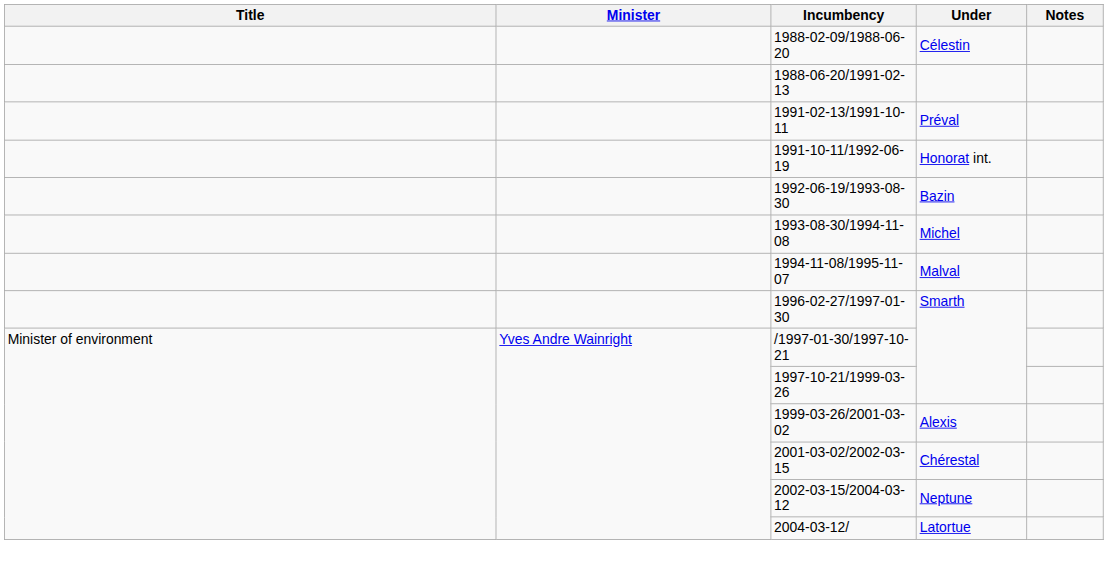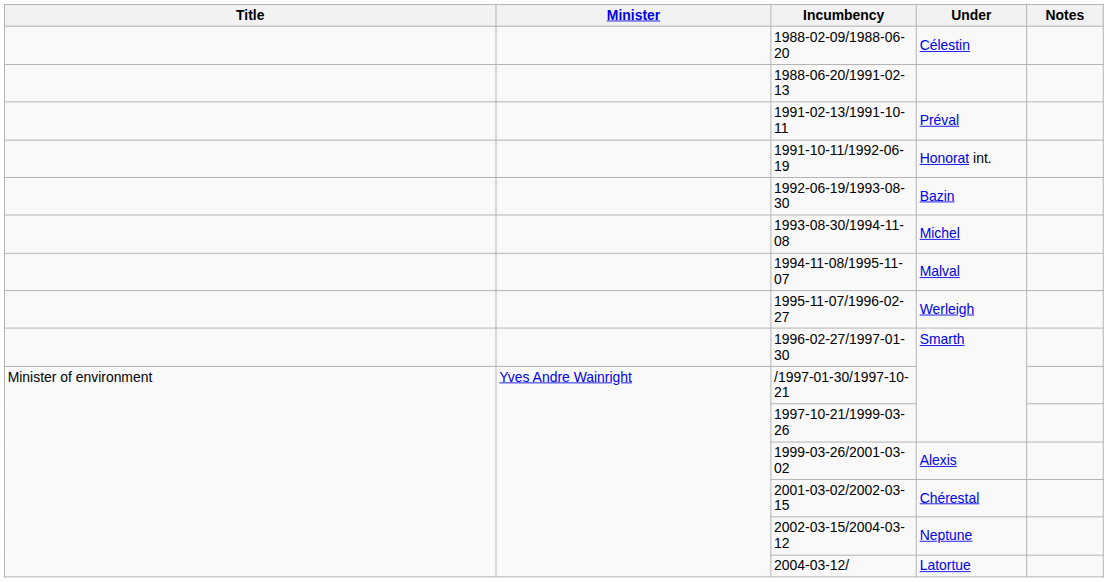+ row: (839, 309)
